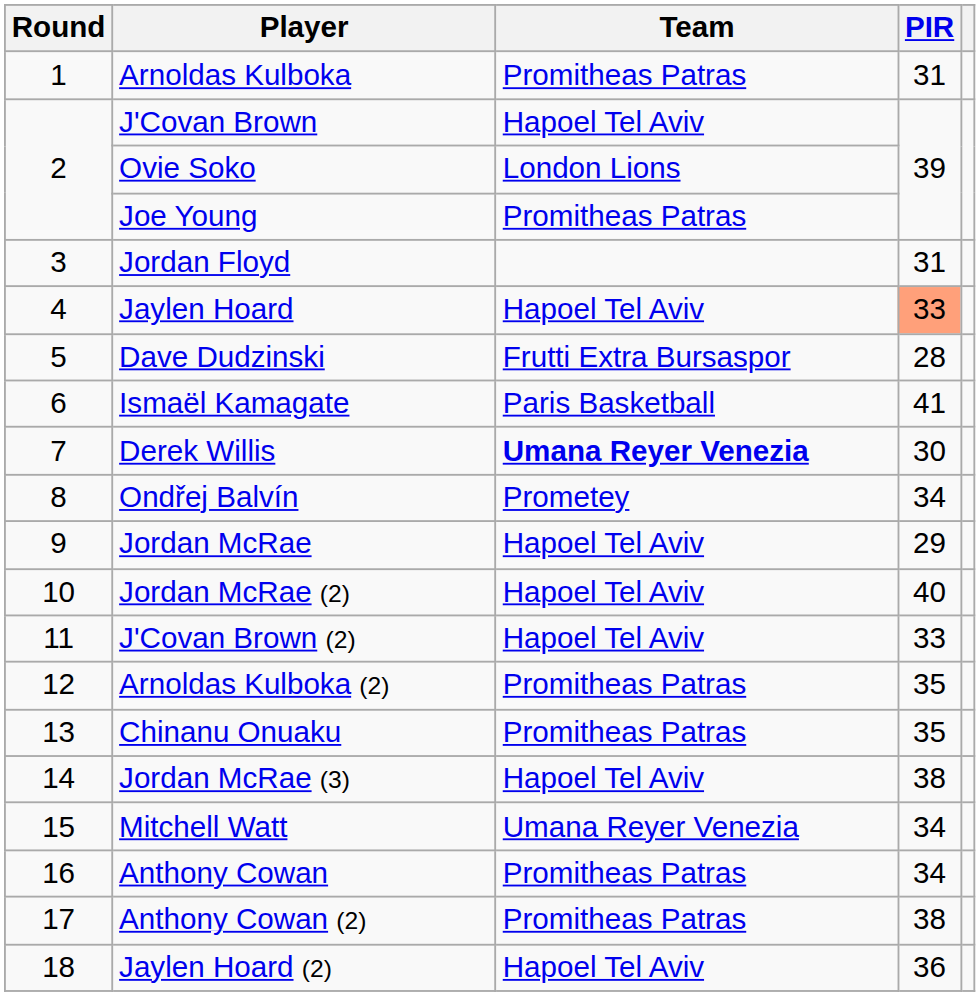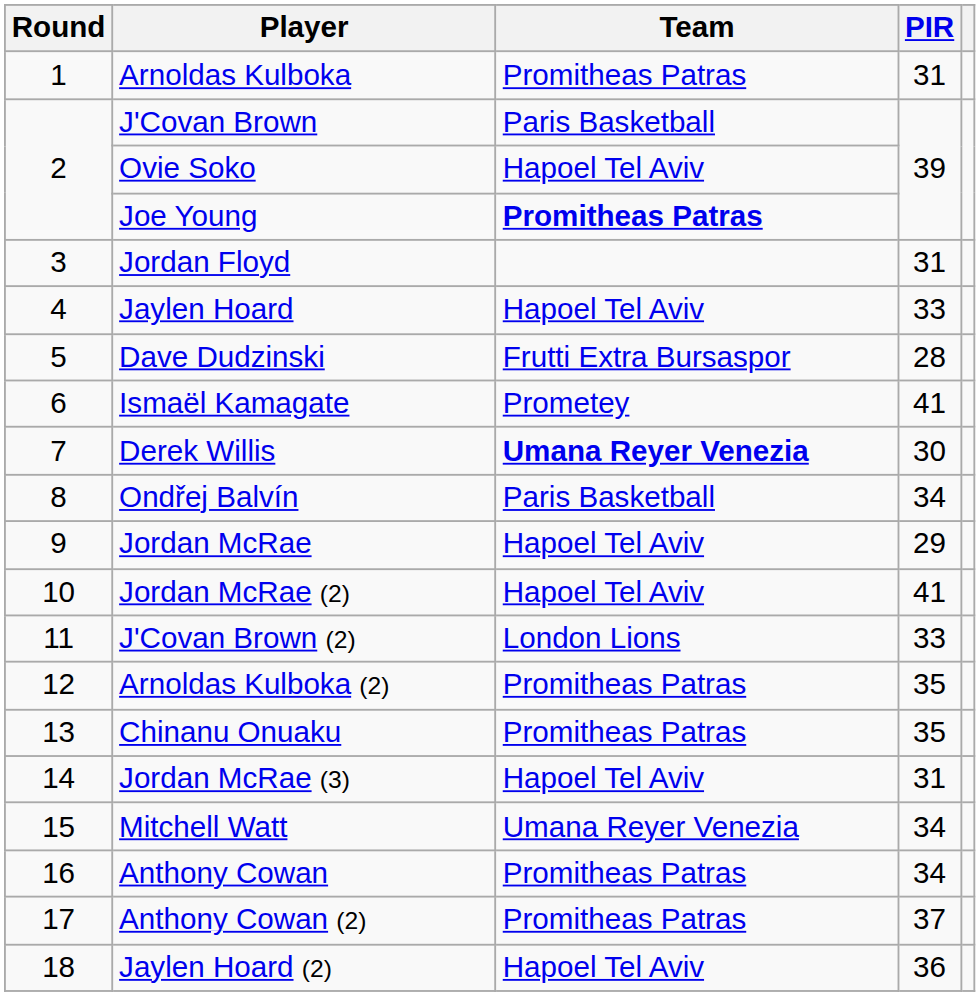(603, 121) Hapoel Tel Aviv -> (609, 121) Paris Basketball
(592, 168) London Lions -> (603, 168) Hapoel Tel Aviv
(624, 215) normal -> (633, 215) bold
(930, 309) lightsalmon background -> (930, 309) no background
(609, 403) Paris Basketball -> (566, 403) Prometey
(566, 497) Prometey -> (609, 497) Paris Basketball
(930, 591) 40 -> (930, 591) 41
(603, 638) Hapoel Tel Aviv -> (592, 638) London Lions
(930, 779) 38 -> (930, 779) 31
(930, 919) 38 -> (930, 919) 37
